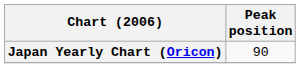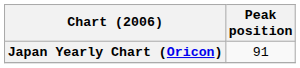(261, 52) 90 -> (261, 52) 91
